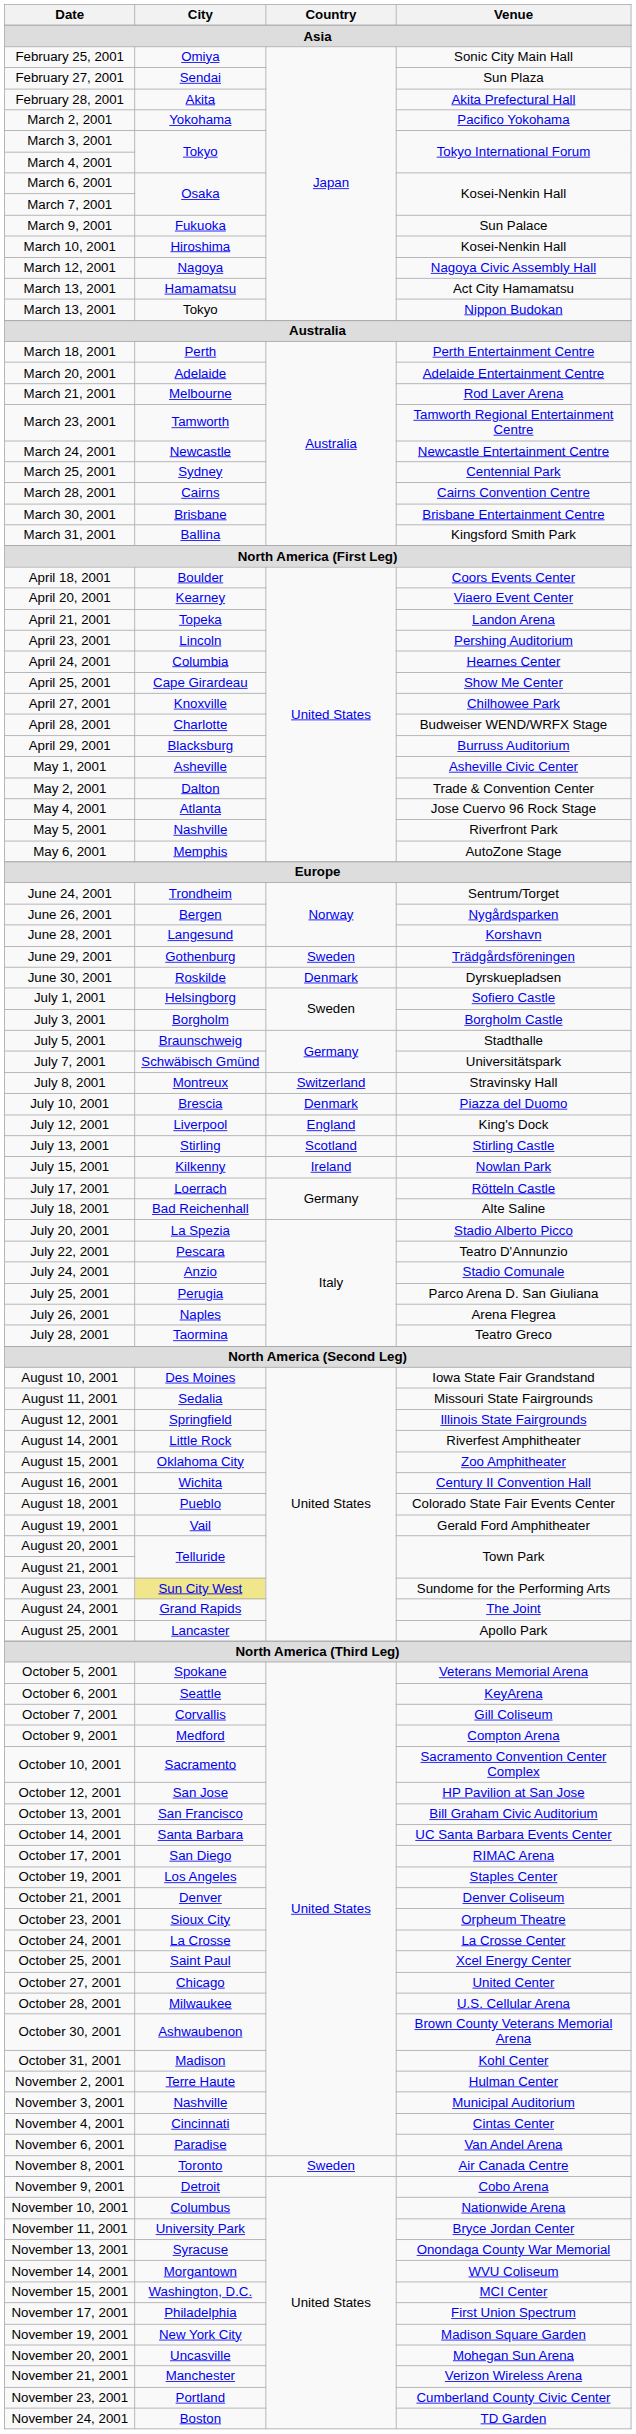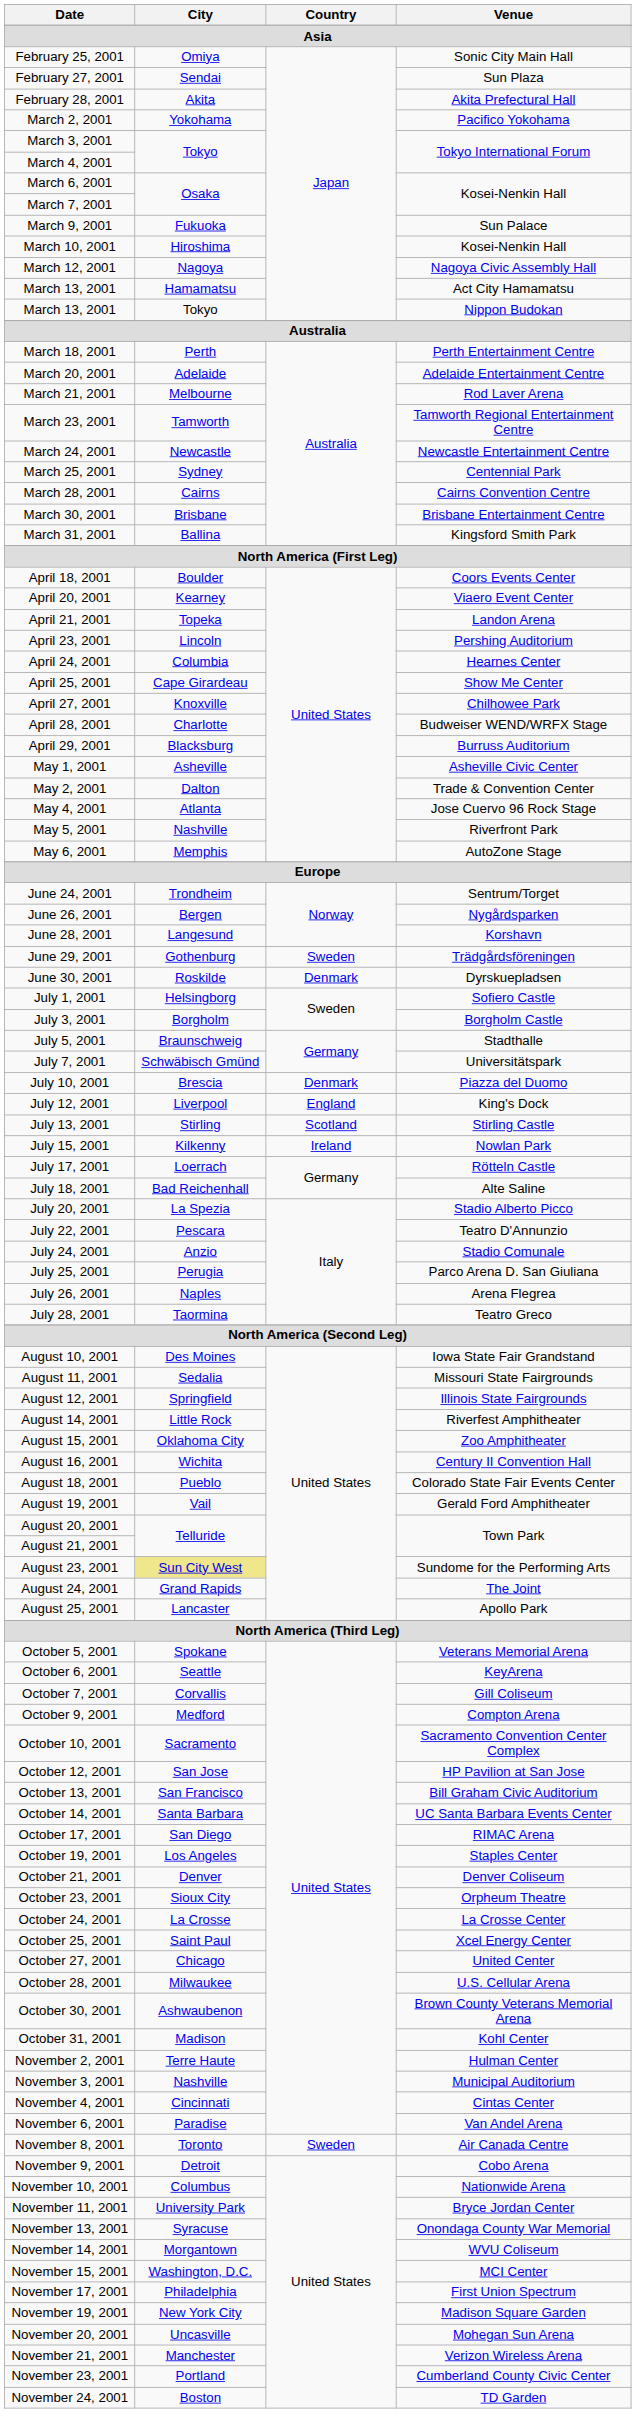- row: (70, 1083)
